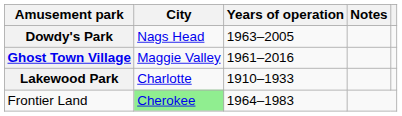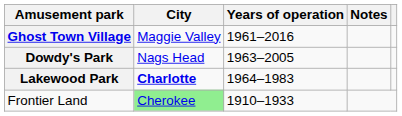rows swapped: (69, 36) <-> (69, 57)
(164, 79) normal -> (167, 79) bold
(260, 79) 1910–1933 -> (260, 79) 1964–1983
(260, 100) 1964–1983 -> (260, 100) 1910–1933
